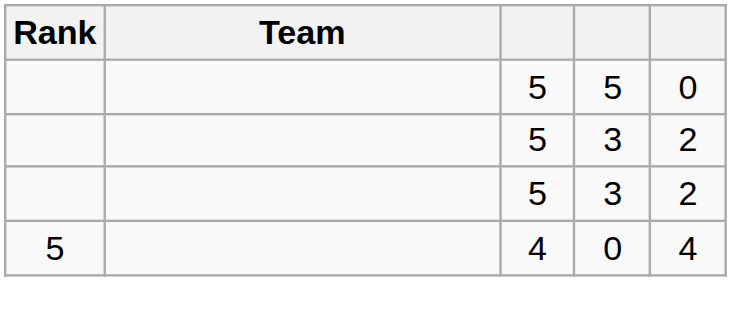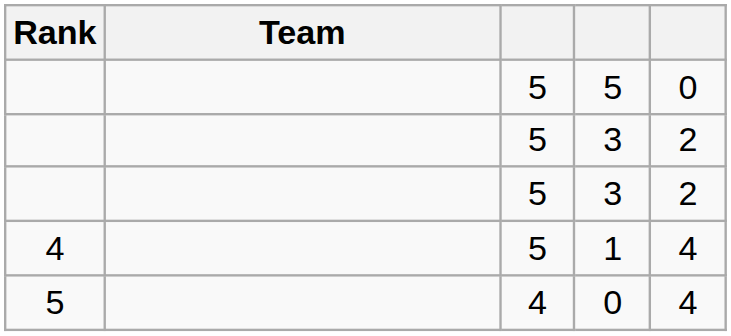+ row: (55, 248)
